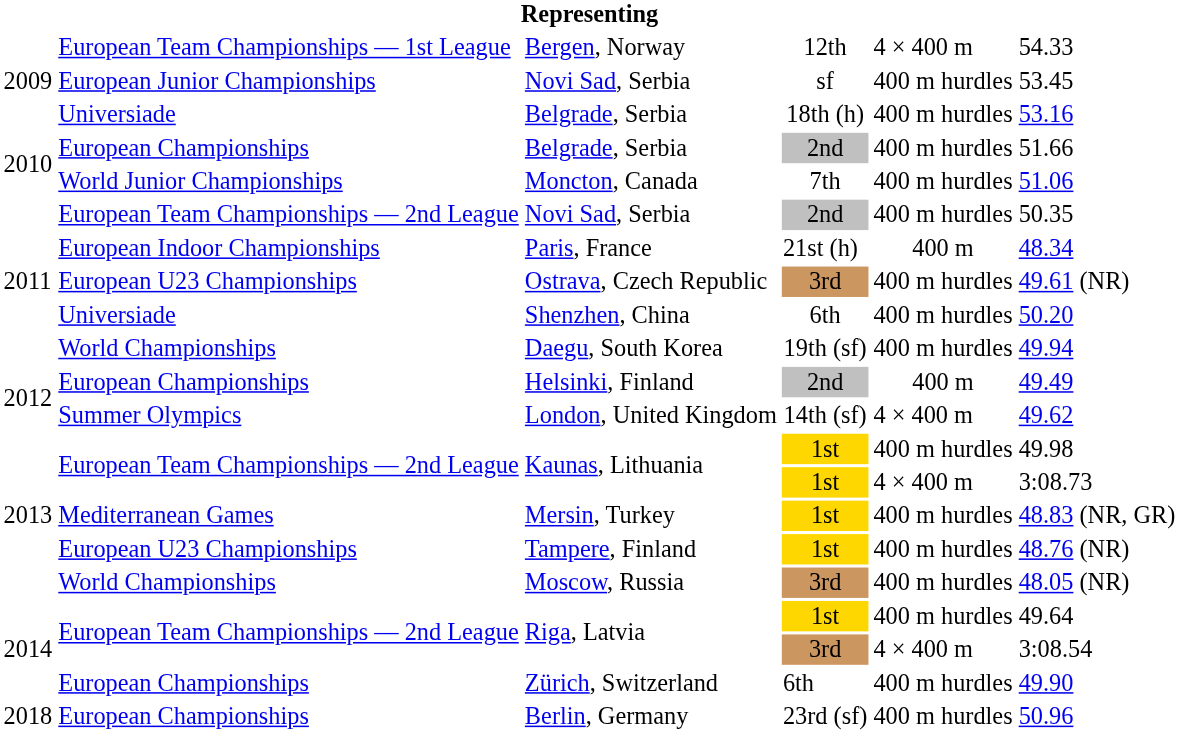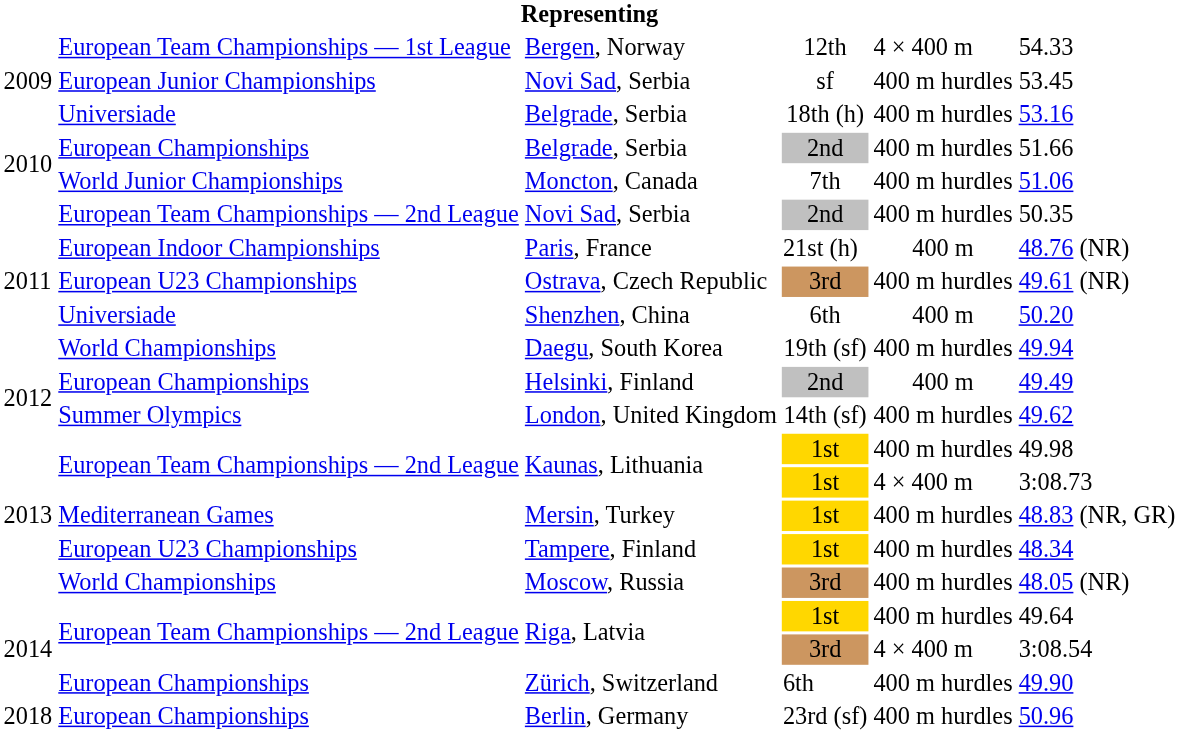(1046, 248) 48.34 -> (1074, 248) 48.76 (NR)
(943, 314) 400 m hurdles -> (943, 314) 400 m
(923, 415) 4 × 400 m -> (943, 415) 400 m hurdles
(1074, 549) 48.76 (NR) -> (1046, 549) 48.34
